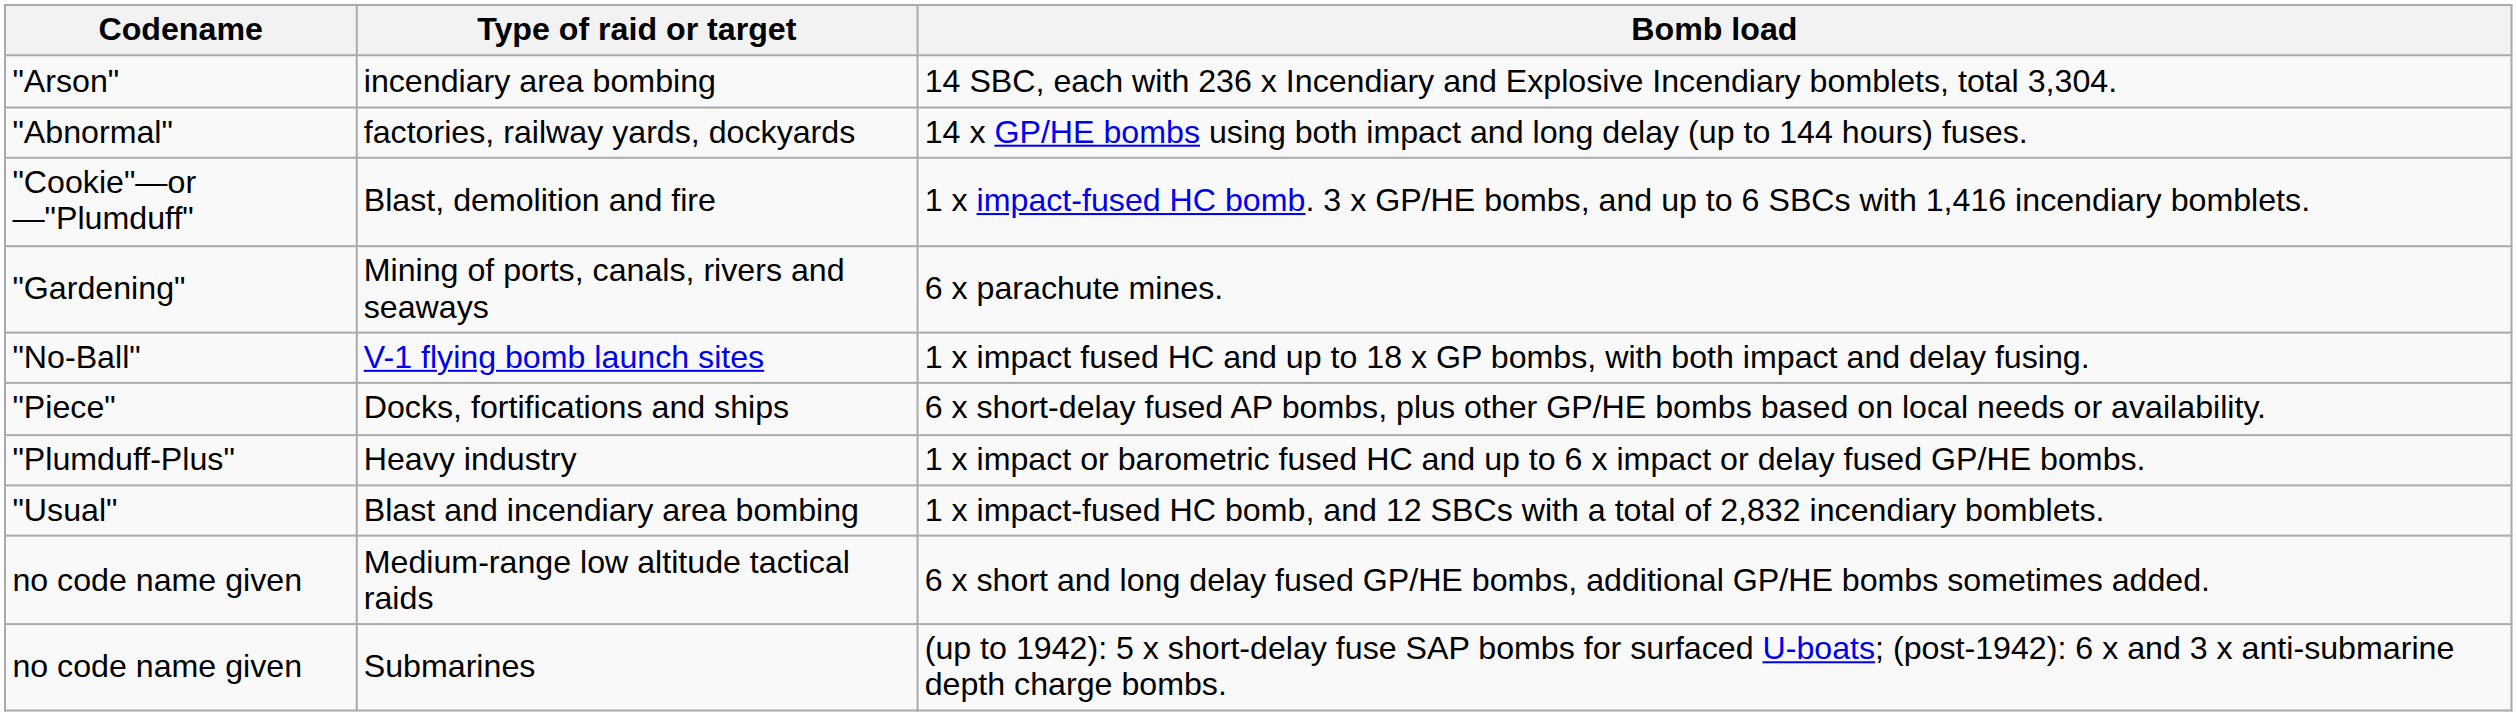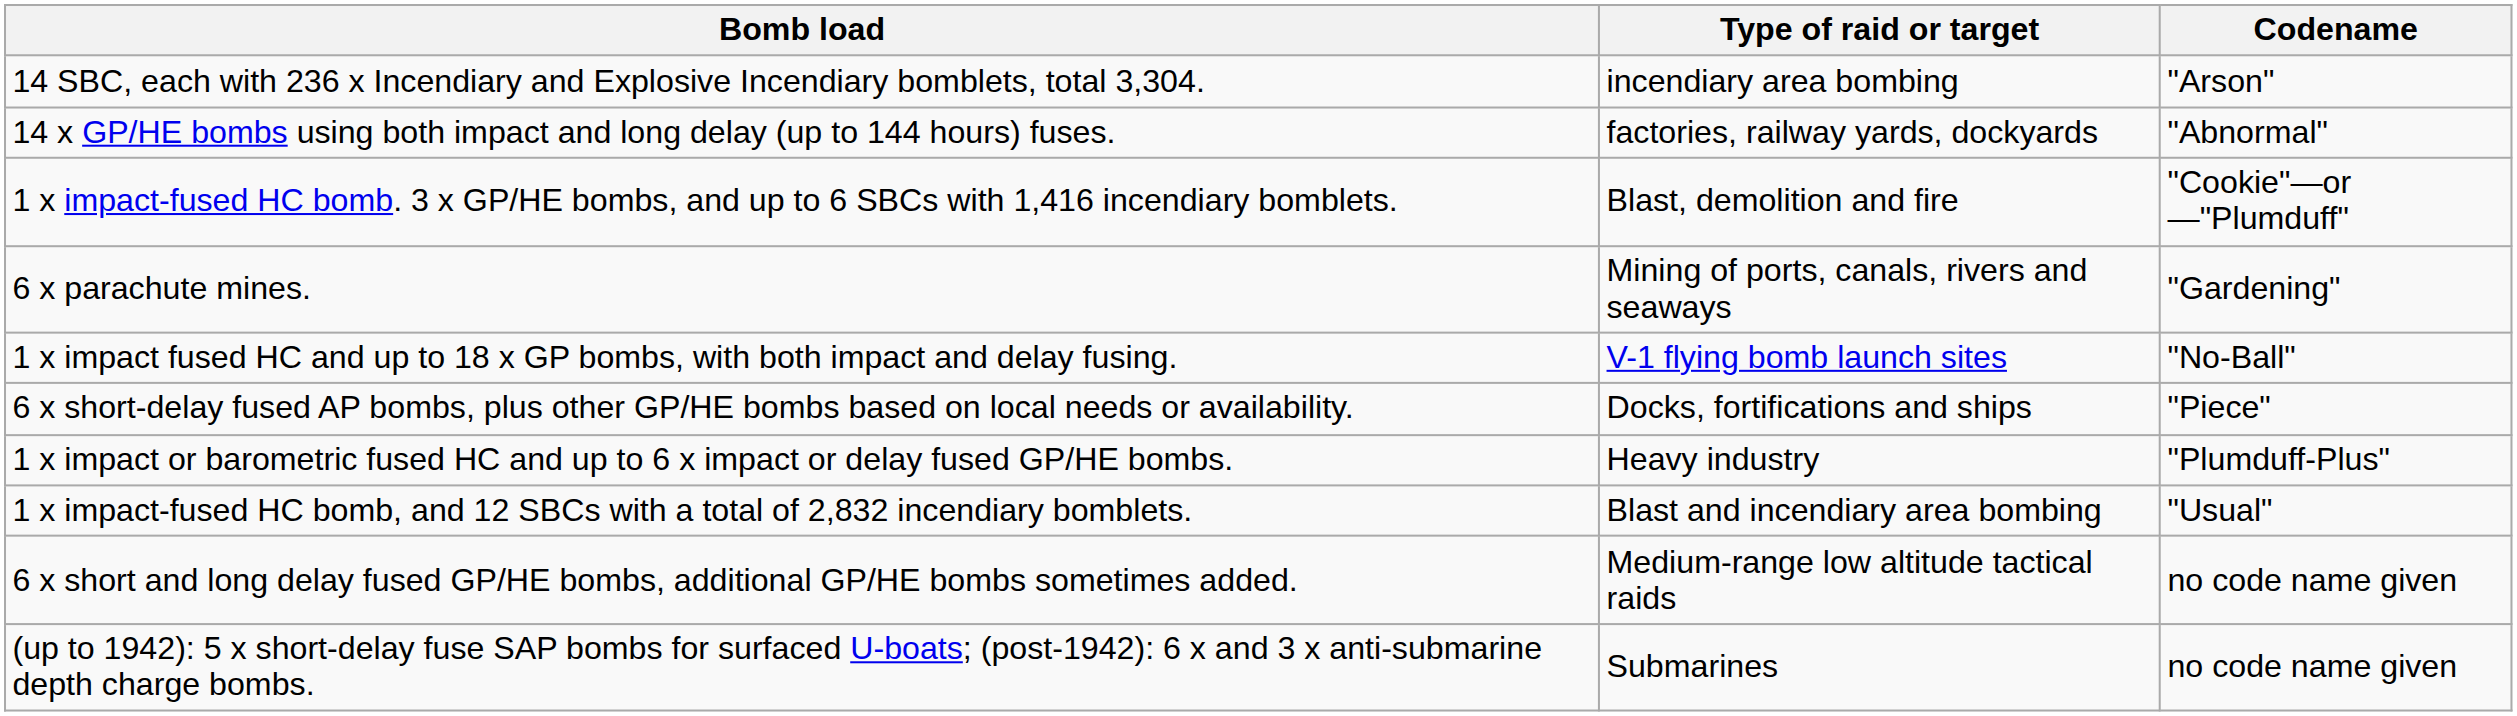columns swapped: (181, 30) <-> (1714, 30)
